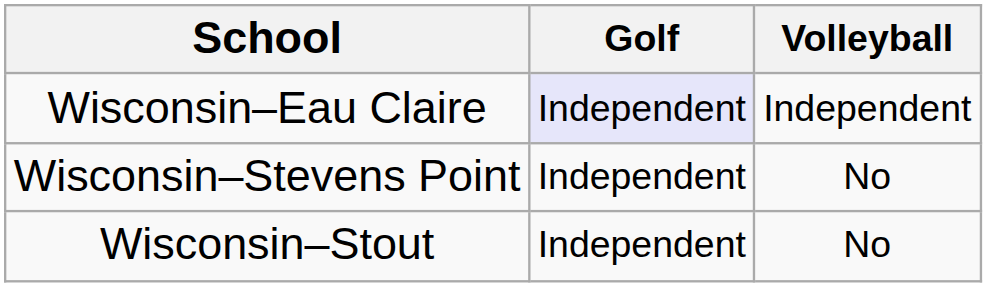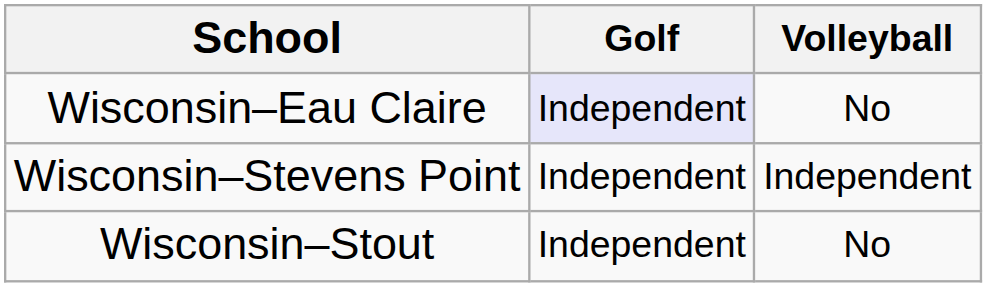(867, 107) Independent -> (867, 107) No
(867, 176) No -> (867, 176) Independent
